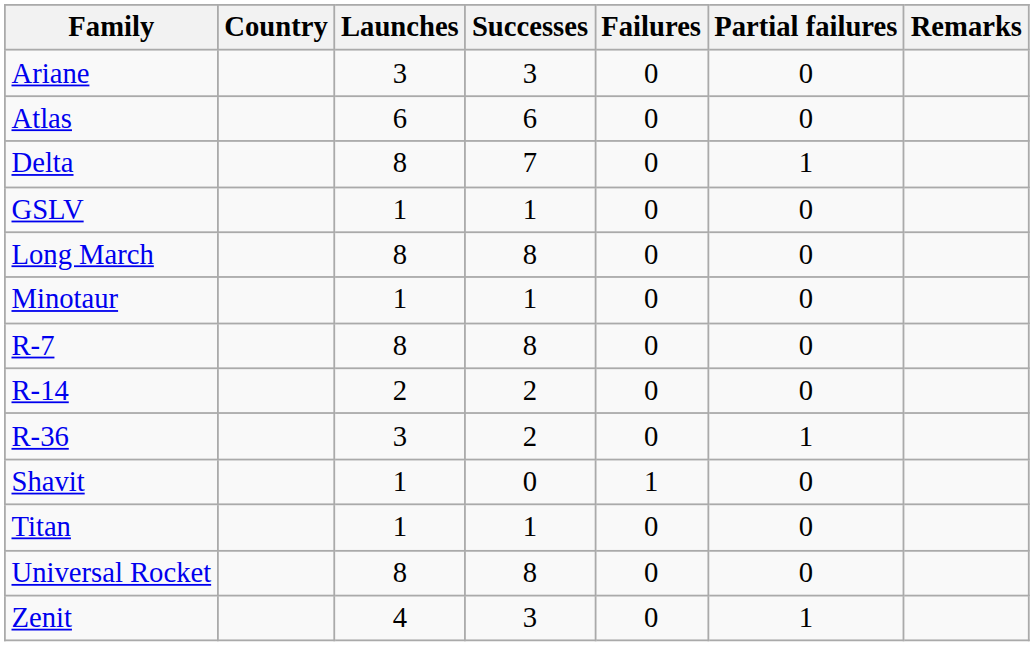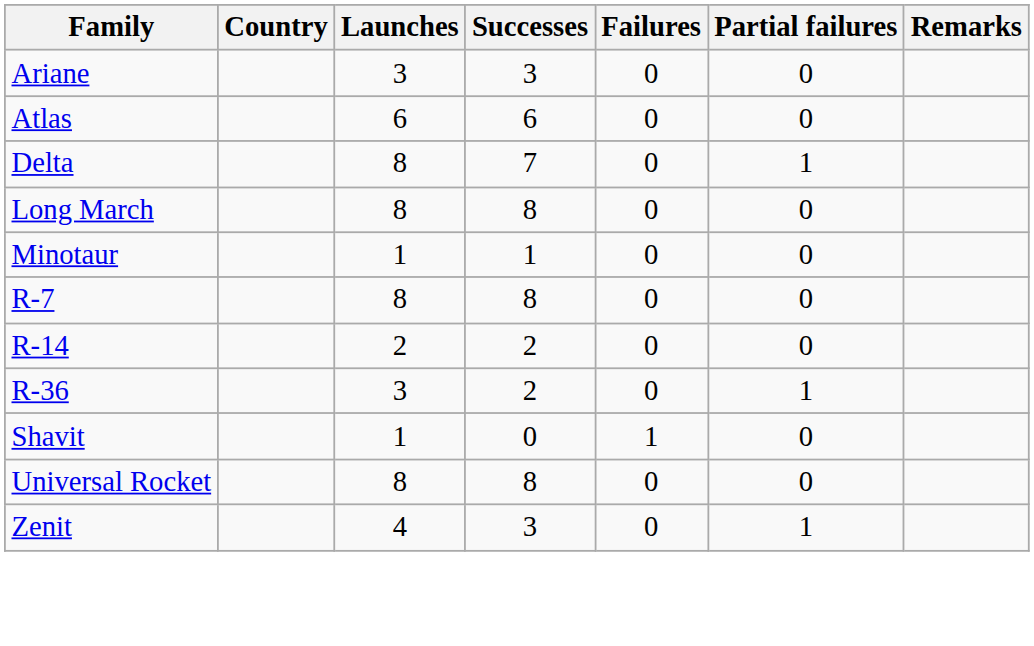- row: (48, 208)
- row: (41, 526)
